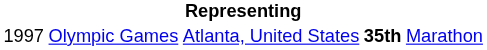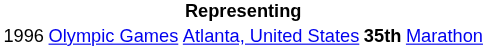(24, 36) 1997 -> (24, 36) 1996
